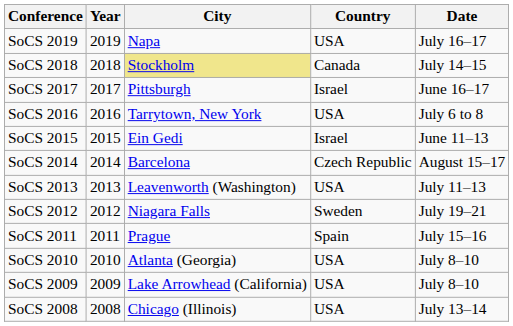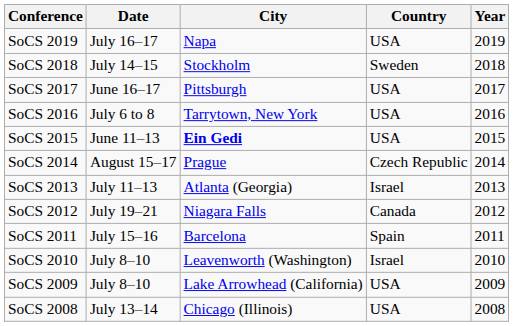columns swapped: (105, 16) <-> (462, 16)
(161, 65) khaki background -> (217, 65) no background
(337, 65) Canada -> (394, 65) Sweden
(331, 89) Israel -> (385, 89) USA
(155, 138) normal -> (213, 138) bold
(331, 138) Israel -> (385, 138) USA
(159, 162) Barcelona -> (205, 162) Prague
(212, 187) Leavenworth (Washington) -> (238, 187) Atlanta (Georgia)
(329, 187) USA -> (387, 187) Israel
(338, 211) Sweden -> (393, 211) Canada
(149, 235) Prague -> (215, 235) Barcelona
(182, 260) Atlanta (Georgia) -> (268, 260) Leavenworth (Washington)
(329, 260) USA -> (387, 260) Israel
